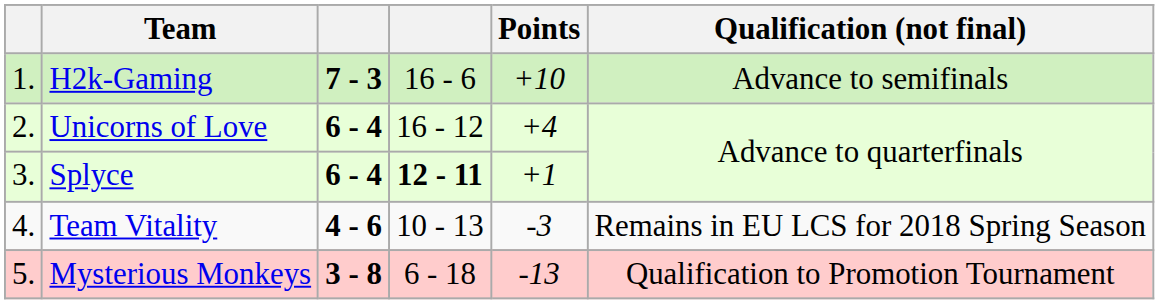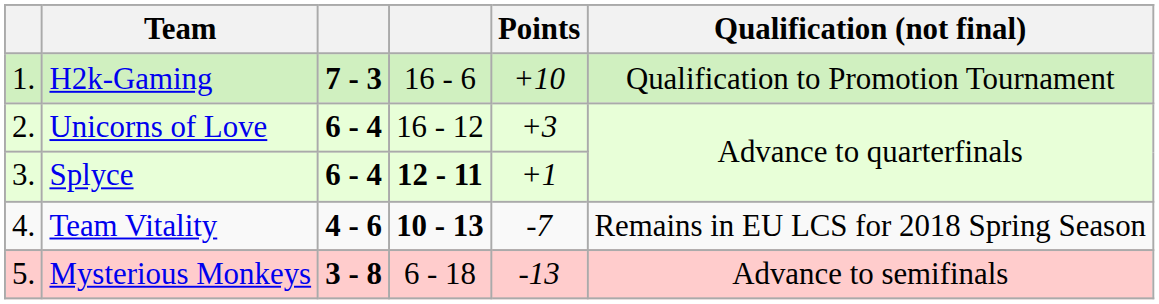(870, 77) Advance to semifinals -> (870, 77) Qualification to Promotion Tournament
(539, 126) +4 -> (539, 126) +3
(440, 224) normal -> (440, 224) bold
(539, 224) -3 -> (539, 224) -7
(870, 273) Qualification to Promotion Tournament -> (870, 273) Advance to semifinals
